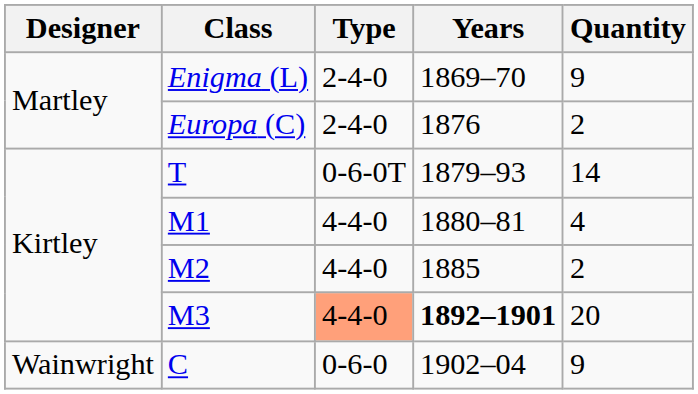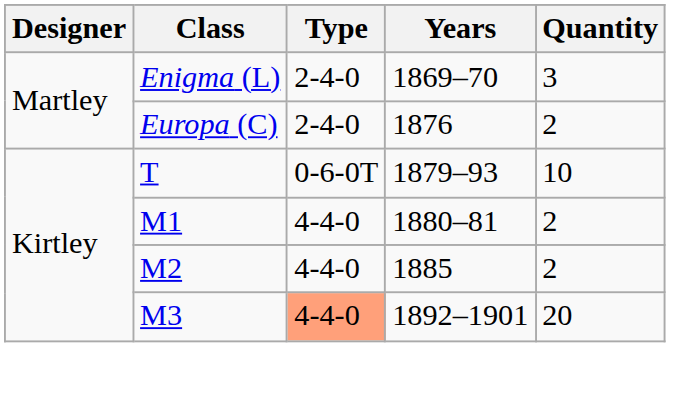(578, 76) 9 -> (550, 76) 3
(585, 172) 14 -> (557, 172) 10
(578, 220) 4 -> (550, 220) 2
(488, 316) bold -> (460, 316) normal
- row: (178, 364)
